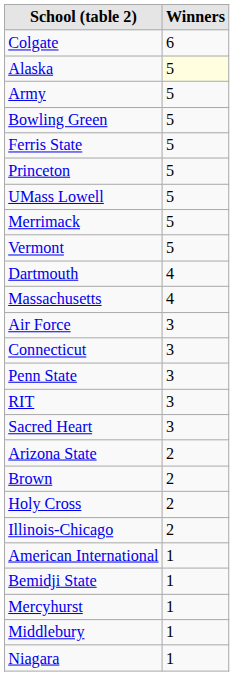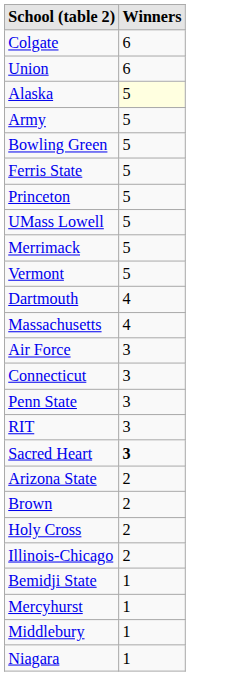+ row: (28, 68)
(170, 427) normal -> (127, 453) bold
- row: (83, 555)
